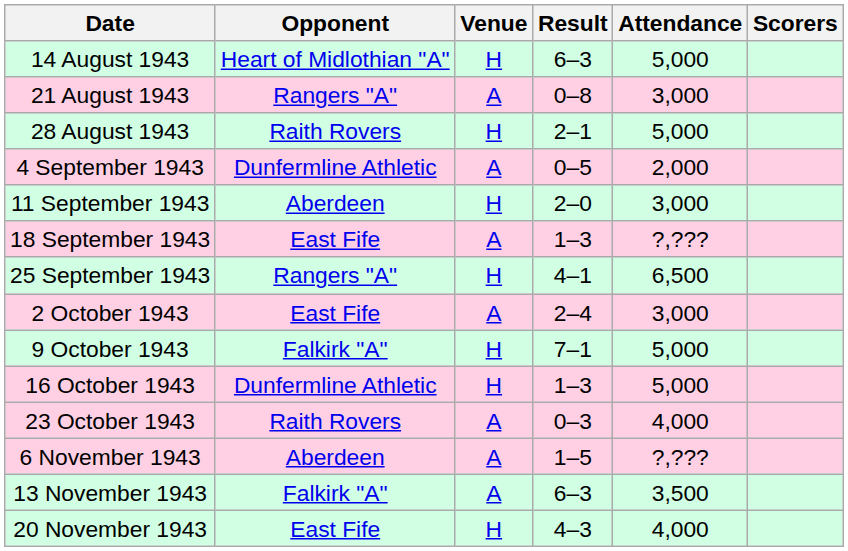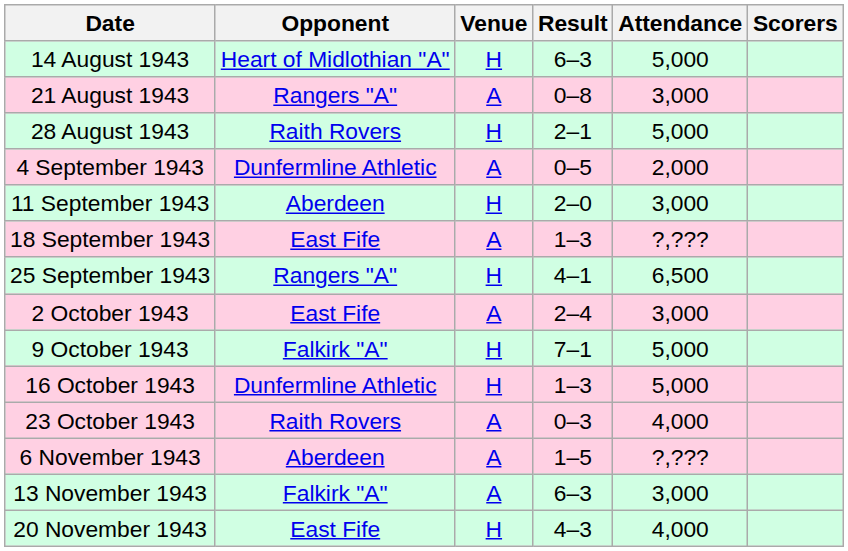(680, 492) 3,500 -> (680, 492) 3,000
